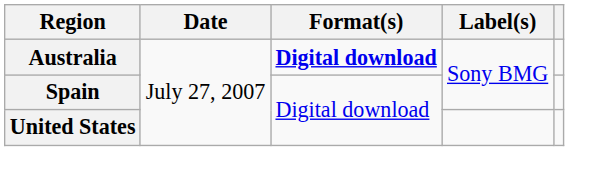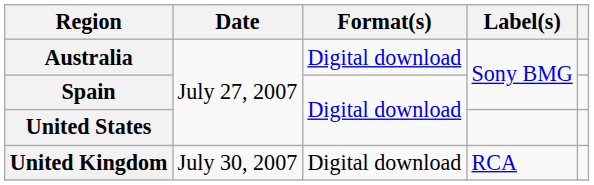(356, 57) bold -> (384, 57) normal
+ row: (89, 162)
